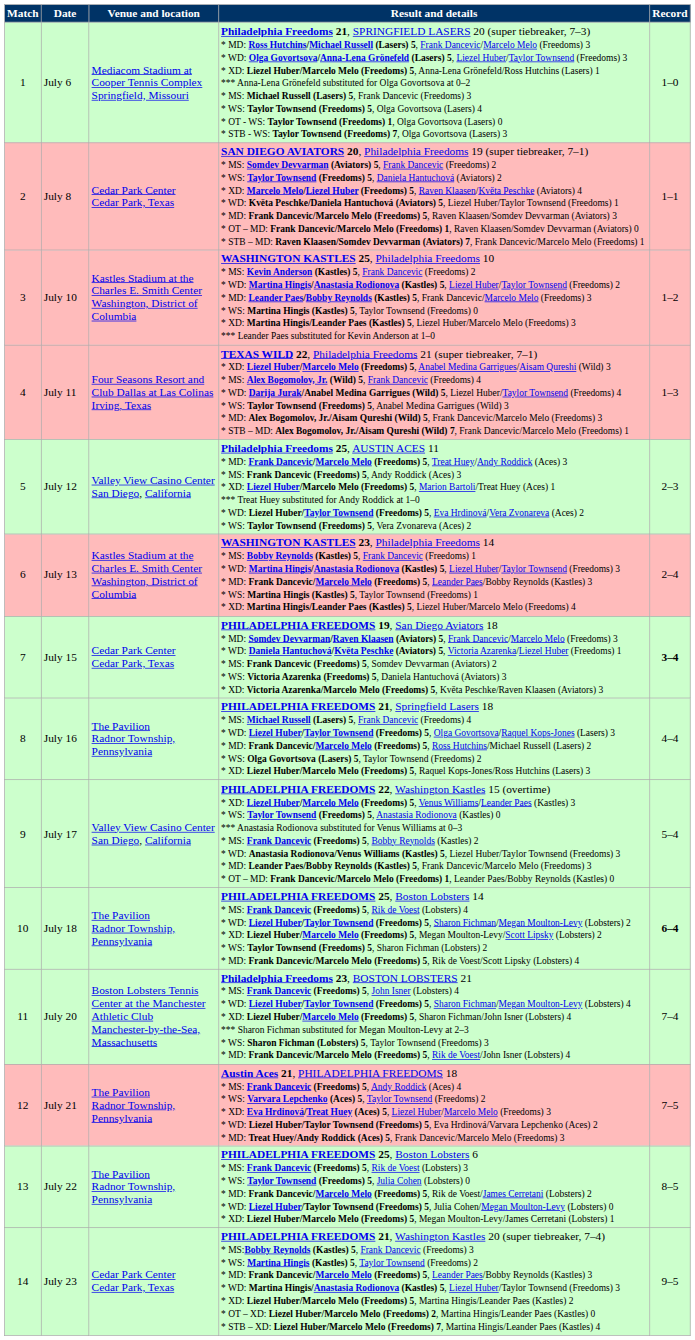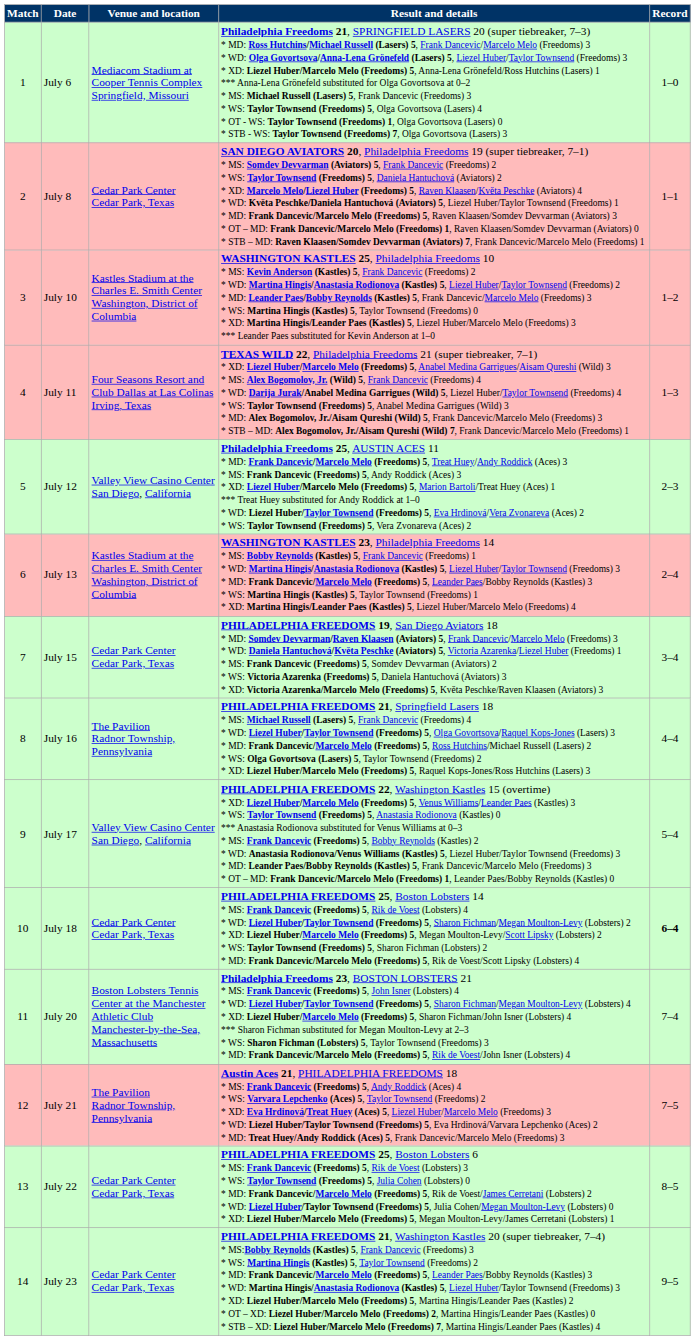(670, 657) bold -> (670, 657) normal
(133, 928) The Pavilion Radnor Township, Pennsylvania -> (134, 928) Cedar Park Center Cedar Park, Texas
(133, 1187) The Pavilion Radnor Township, Pennsylvania -> (134, 1187) Cedar Park Center Cedar Park, Texas
